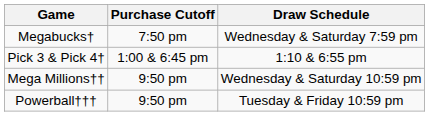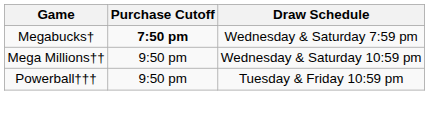(163, 36) normal -> (163, 36) bold
- row: (56, 57)
